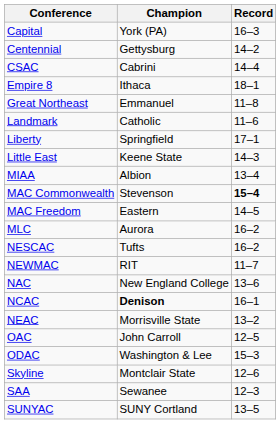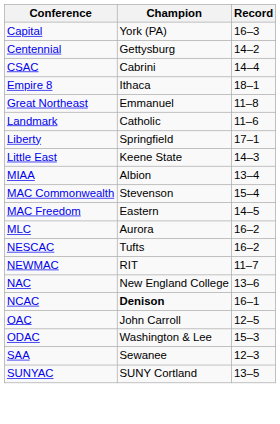(247, 193) bold -> (247, 193) normal
- row: (23, 319)
- row: (25, 373)
